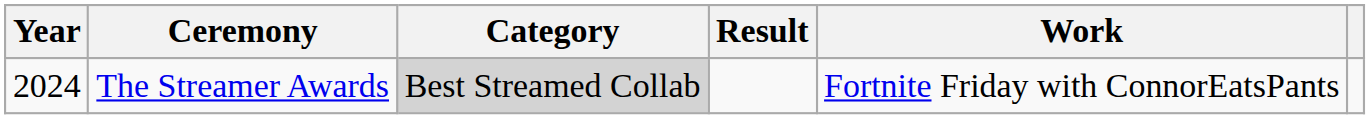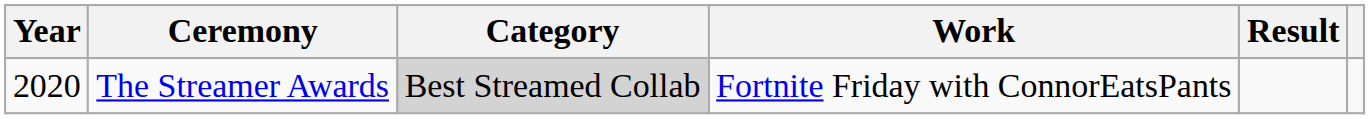columns swapped: (1082, 31) <-> (762, 31)
(47, 85) 2024 -> (47, 85) 2020
